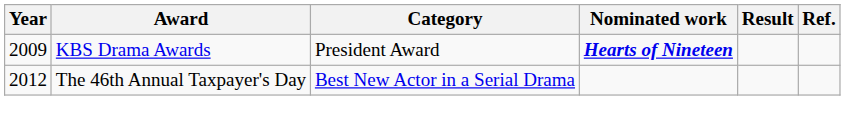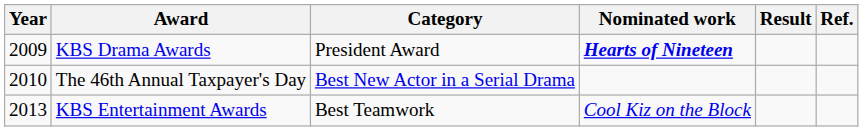(28, 79) 2012 -> (28, 79) 2010
+ row: (161, 110)
